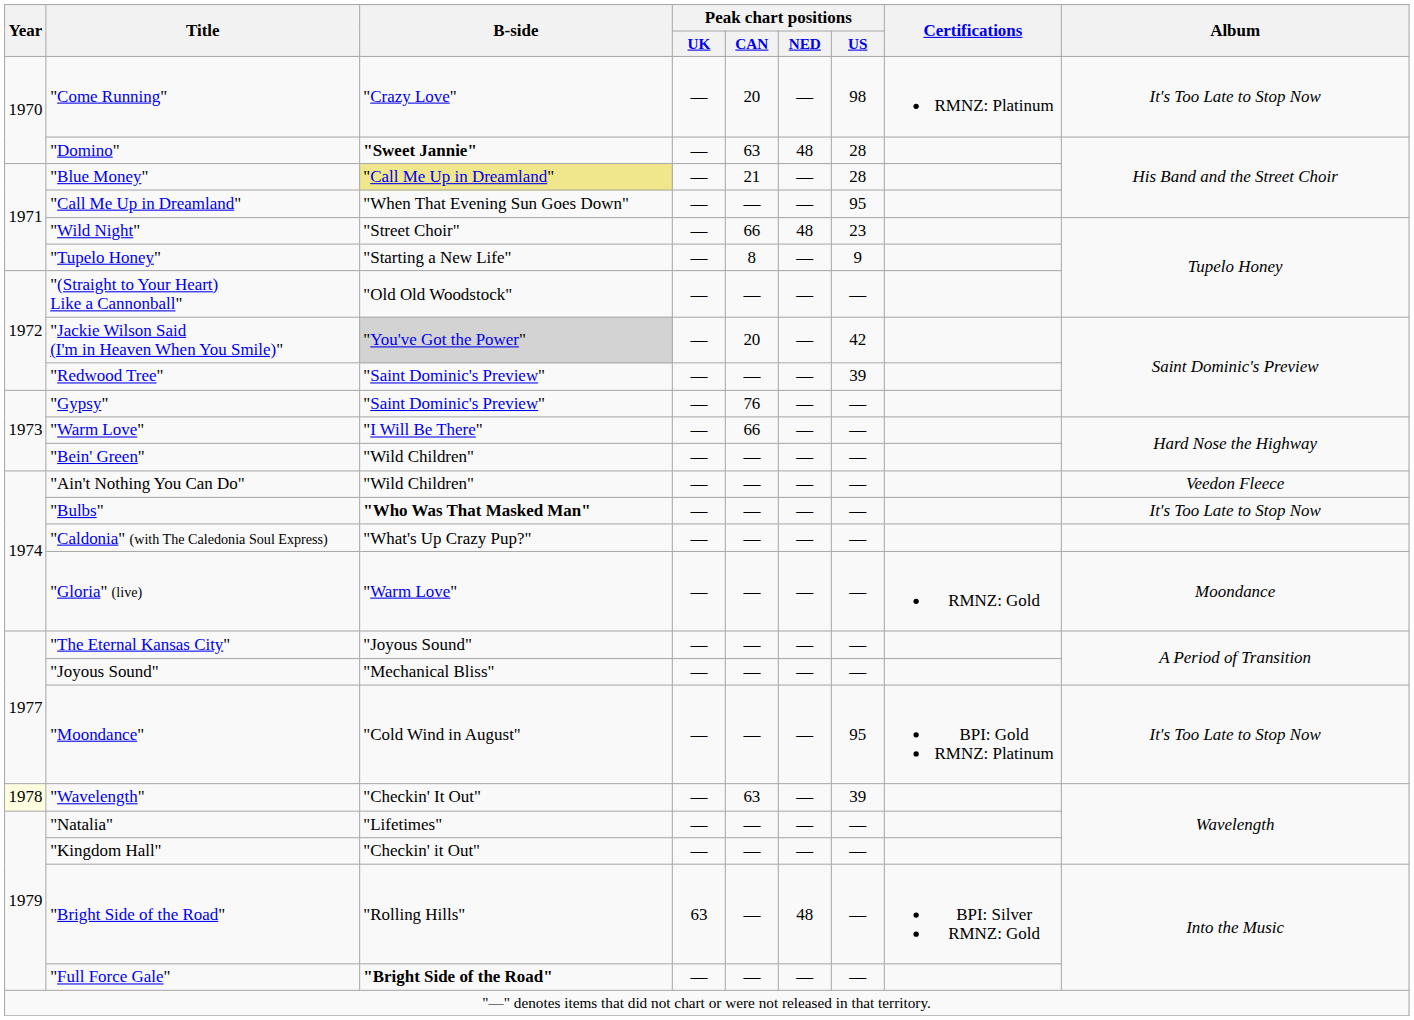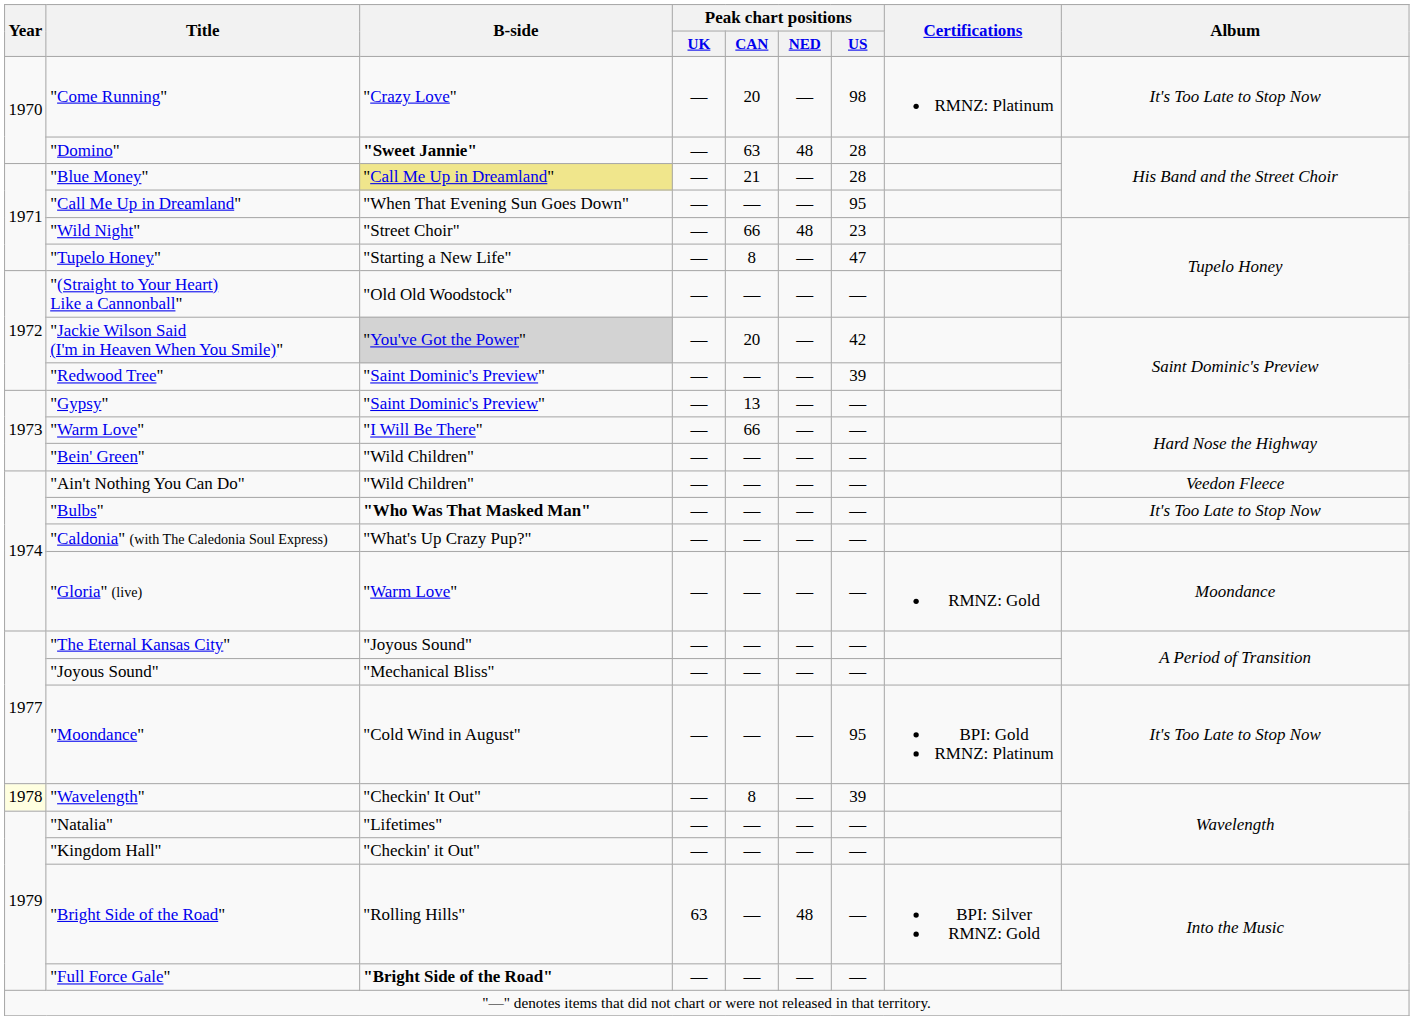(858, 257) 9 -> (858, 257) 47
(752, 403) 76 -> (752, 403) 13
(752, 797) 63 -> (752, 797) 8
